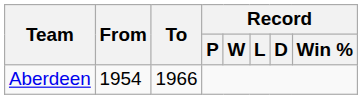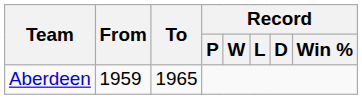(121, 79) 1954 -> (121, 79) 1959
(176, 79) 1966 -> (176, 79) 1965
